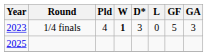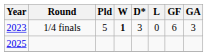(105, 28) 4 -> (105, 28) 5
(174, 28) 5 -> (174, 28) 6
